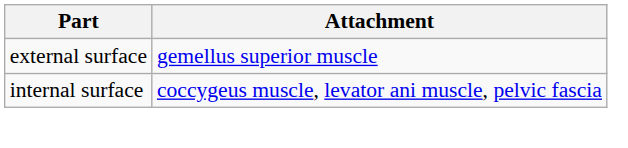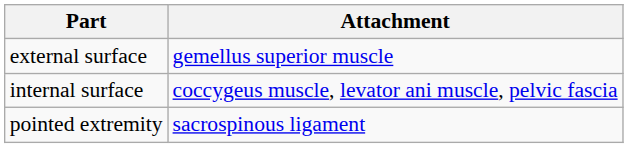+ row: (86, 124)
